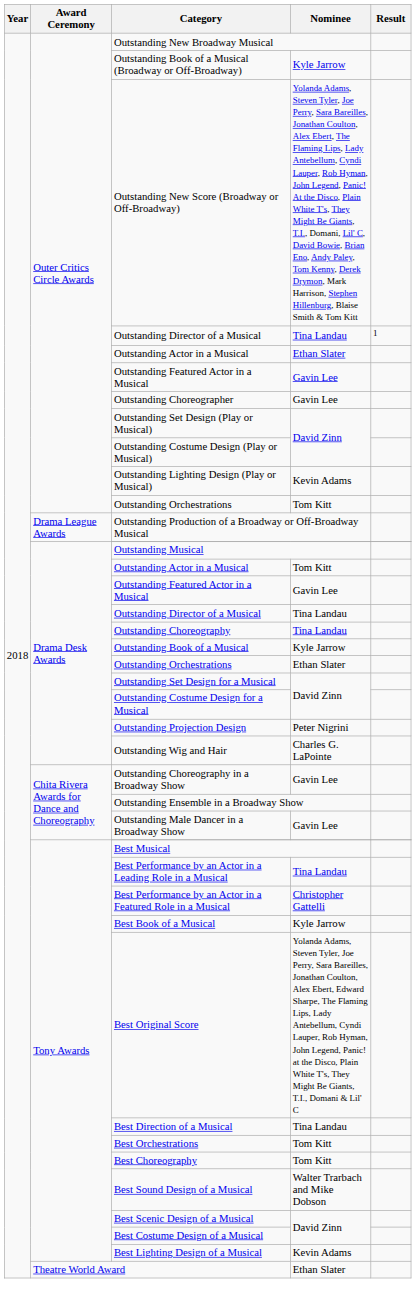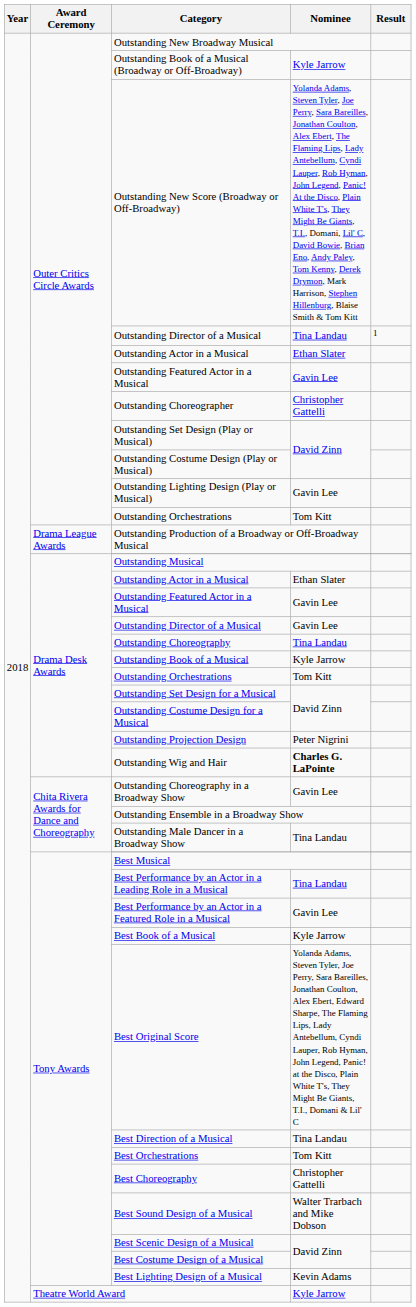(315, 400) Gavin Lee -> (318, 406) Christopher Gattelli
(322, 481) Kevin Adams -> (315, 493) Gavin Lee
(312, 567) Tom Kitt -> (319, 579) Ethan Slater
(320, 613) Tina Landau -> (315, 625) Gavin Lee
(319, 664) Ethan Slater -> (312, 676) Tom Kitt
(316, 750) normal -> (317, 762) bold
(315, 825) Gavin Lee -> (320, 837) Tina Landau
(318, 900) Christopher Gattelli -> (315, 912) Gavin Lee
(312, 1160) Tom Kitt -> (318, 1178) Christopher Gattelli
(319, 1269) Ethan Slater -> (319, 1294) Kyle Jarrow
